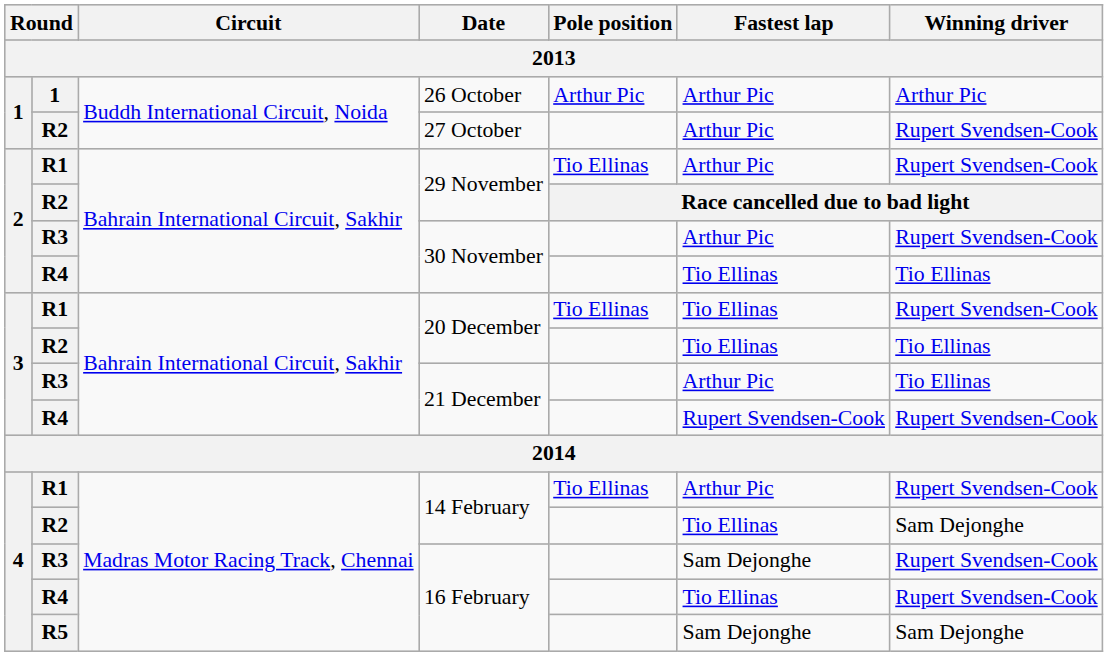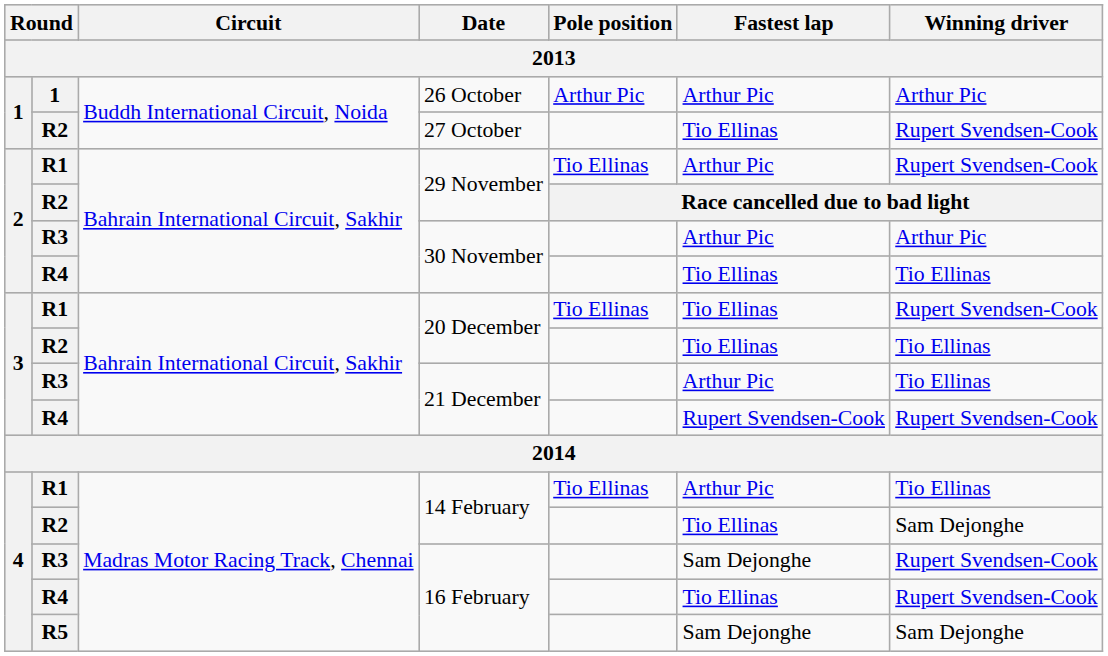(728, 129) Arthur Pic -> (730, 129) Tio Ellinas
(996, 237) Rupert Svendsen-Cook -> (941, 237) Arthur Pic
(996, 488) Rupert Svendsen-Cook -> (943, 488) Tio Ellinas
